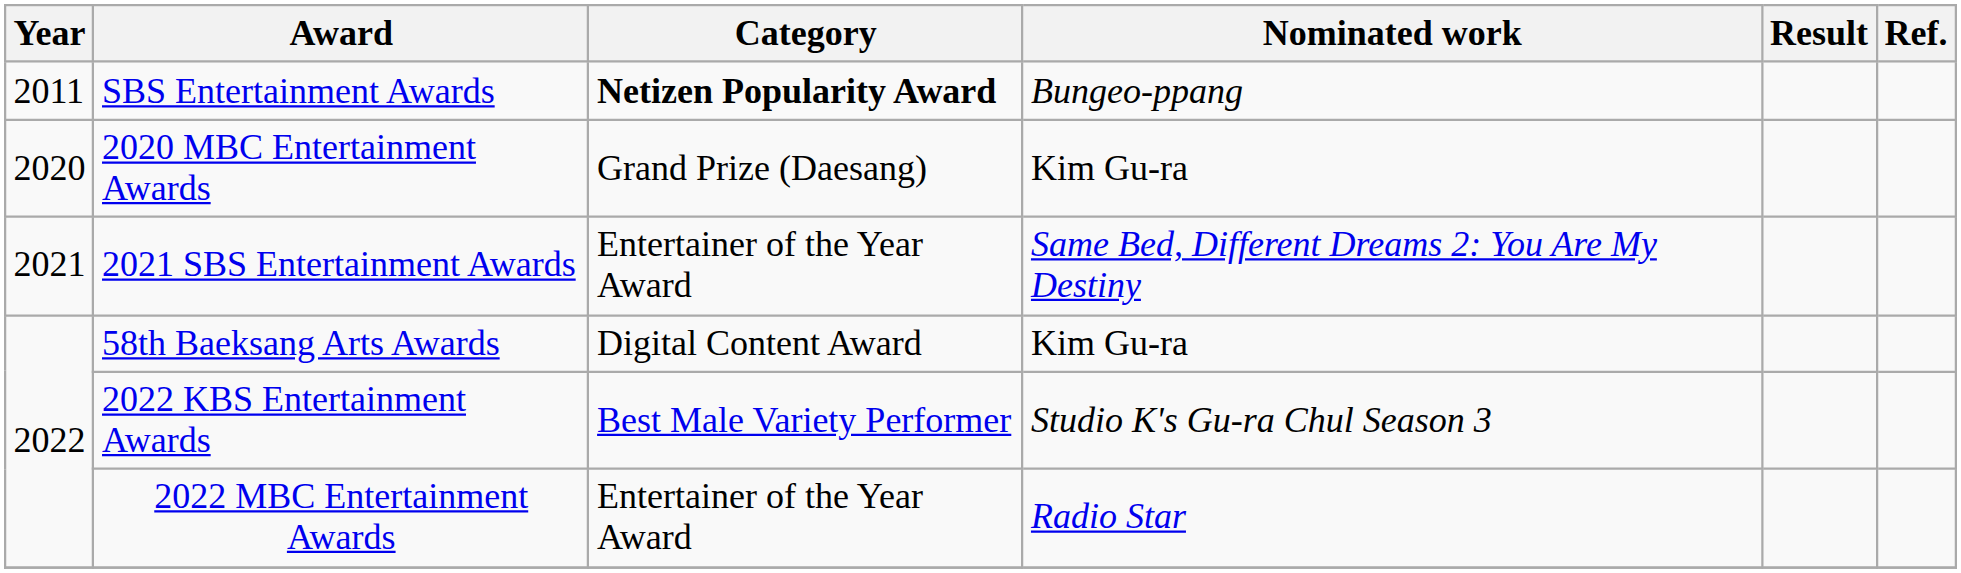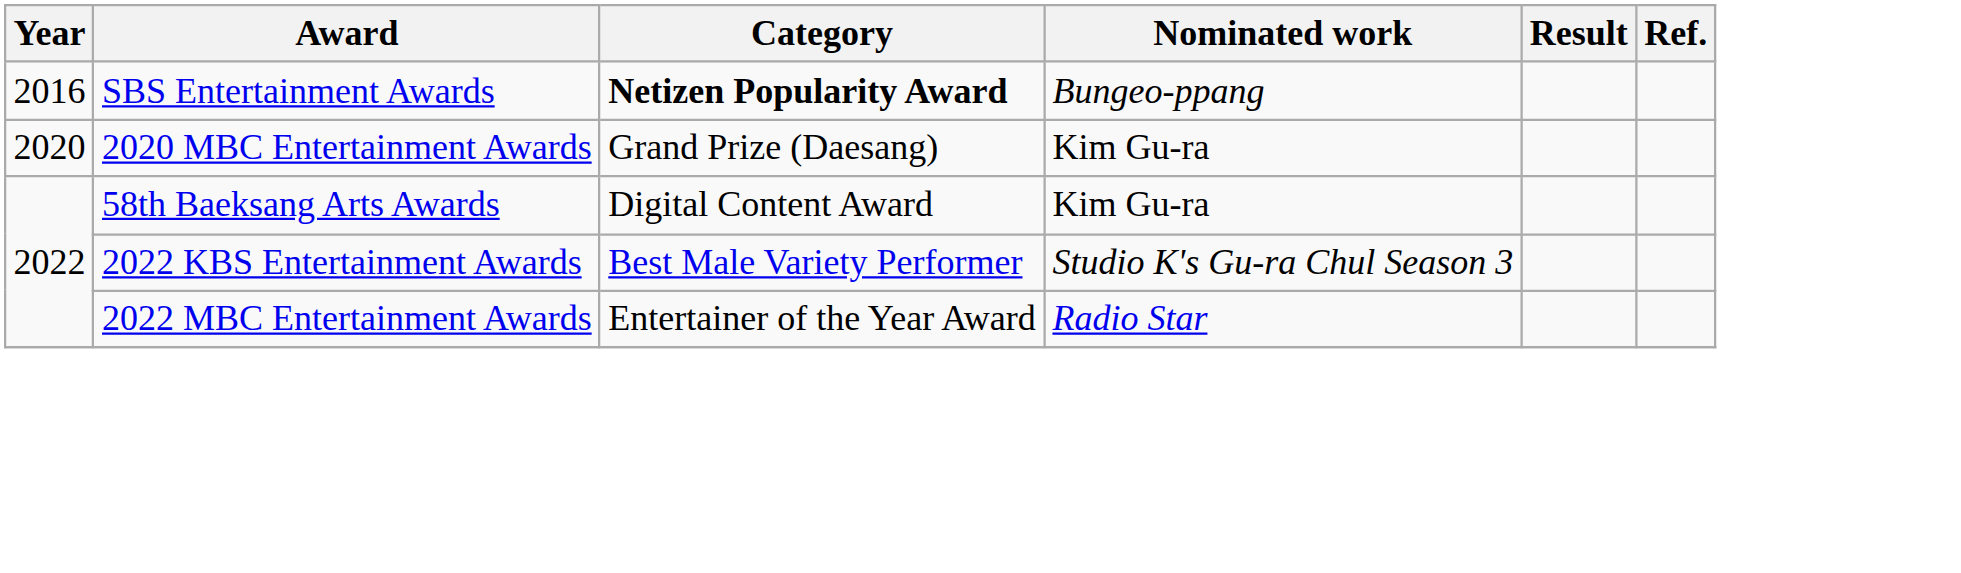(49, 90) 2011 -> (49, 90) 2016
- row: (339, 265)
